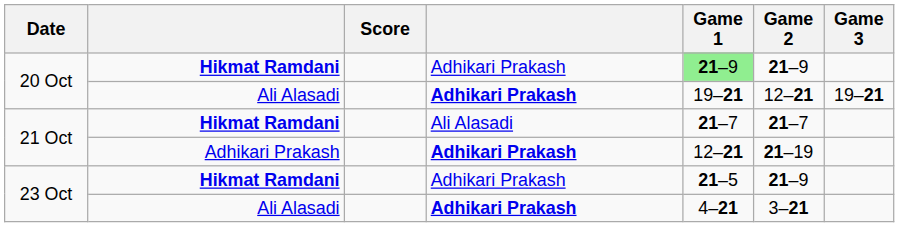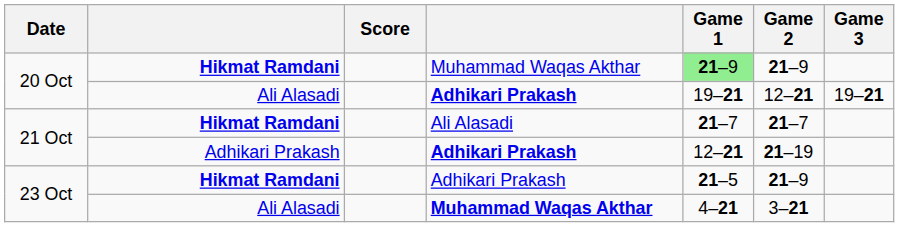(498, 67) Adhikari Prakash -> (536, 67) Muhammad Waqas Akthar
(504, 208) Adhikari Prakash -> (542, 208) Muhammad Waqas Akthar
